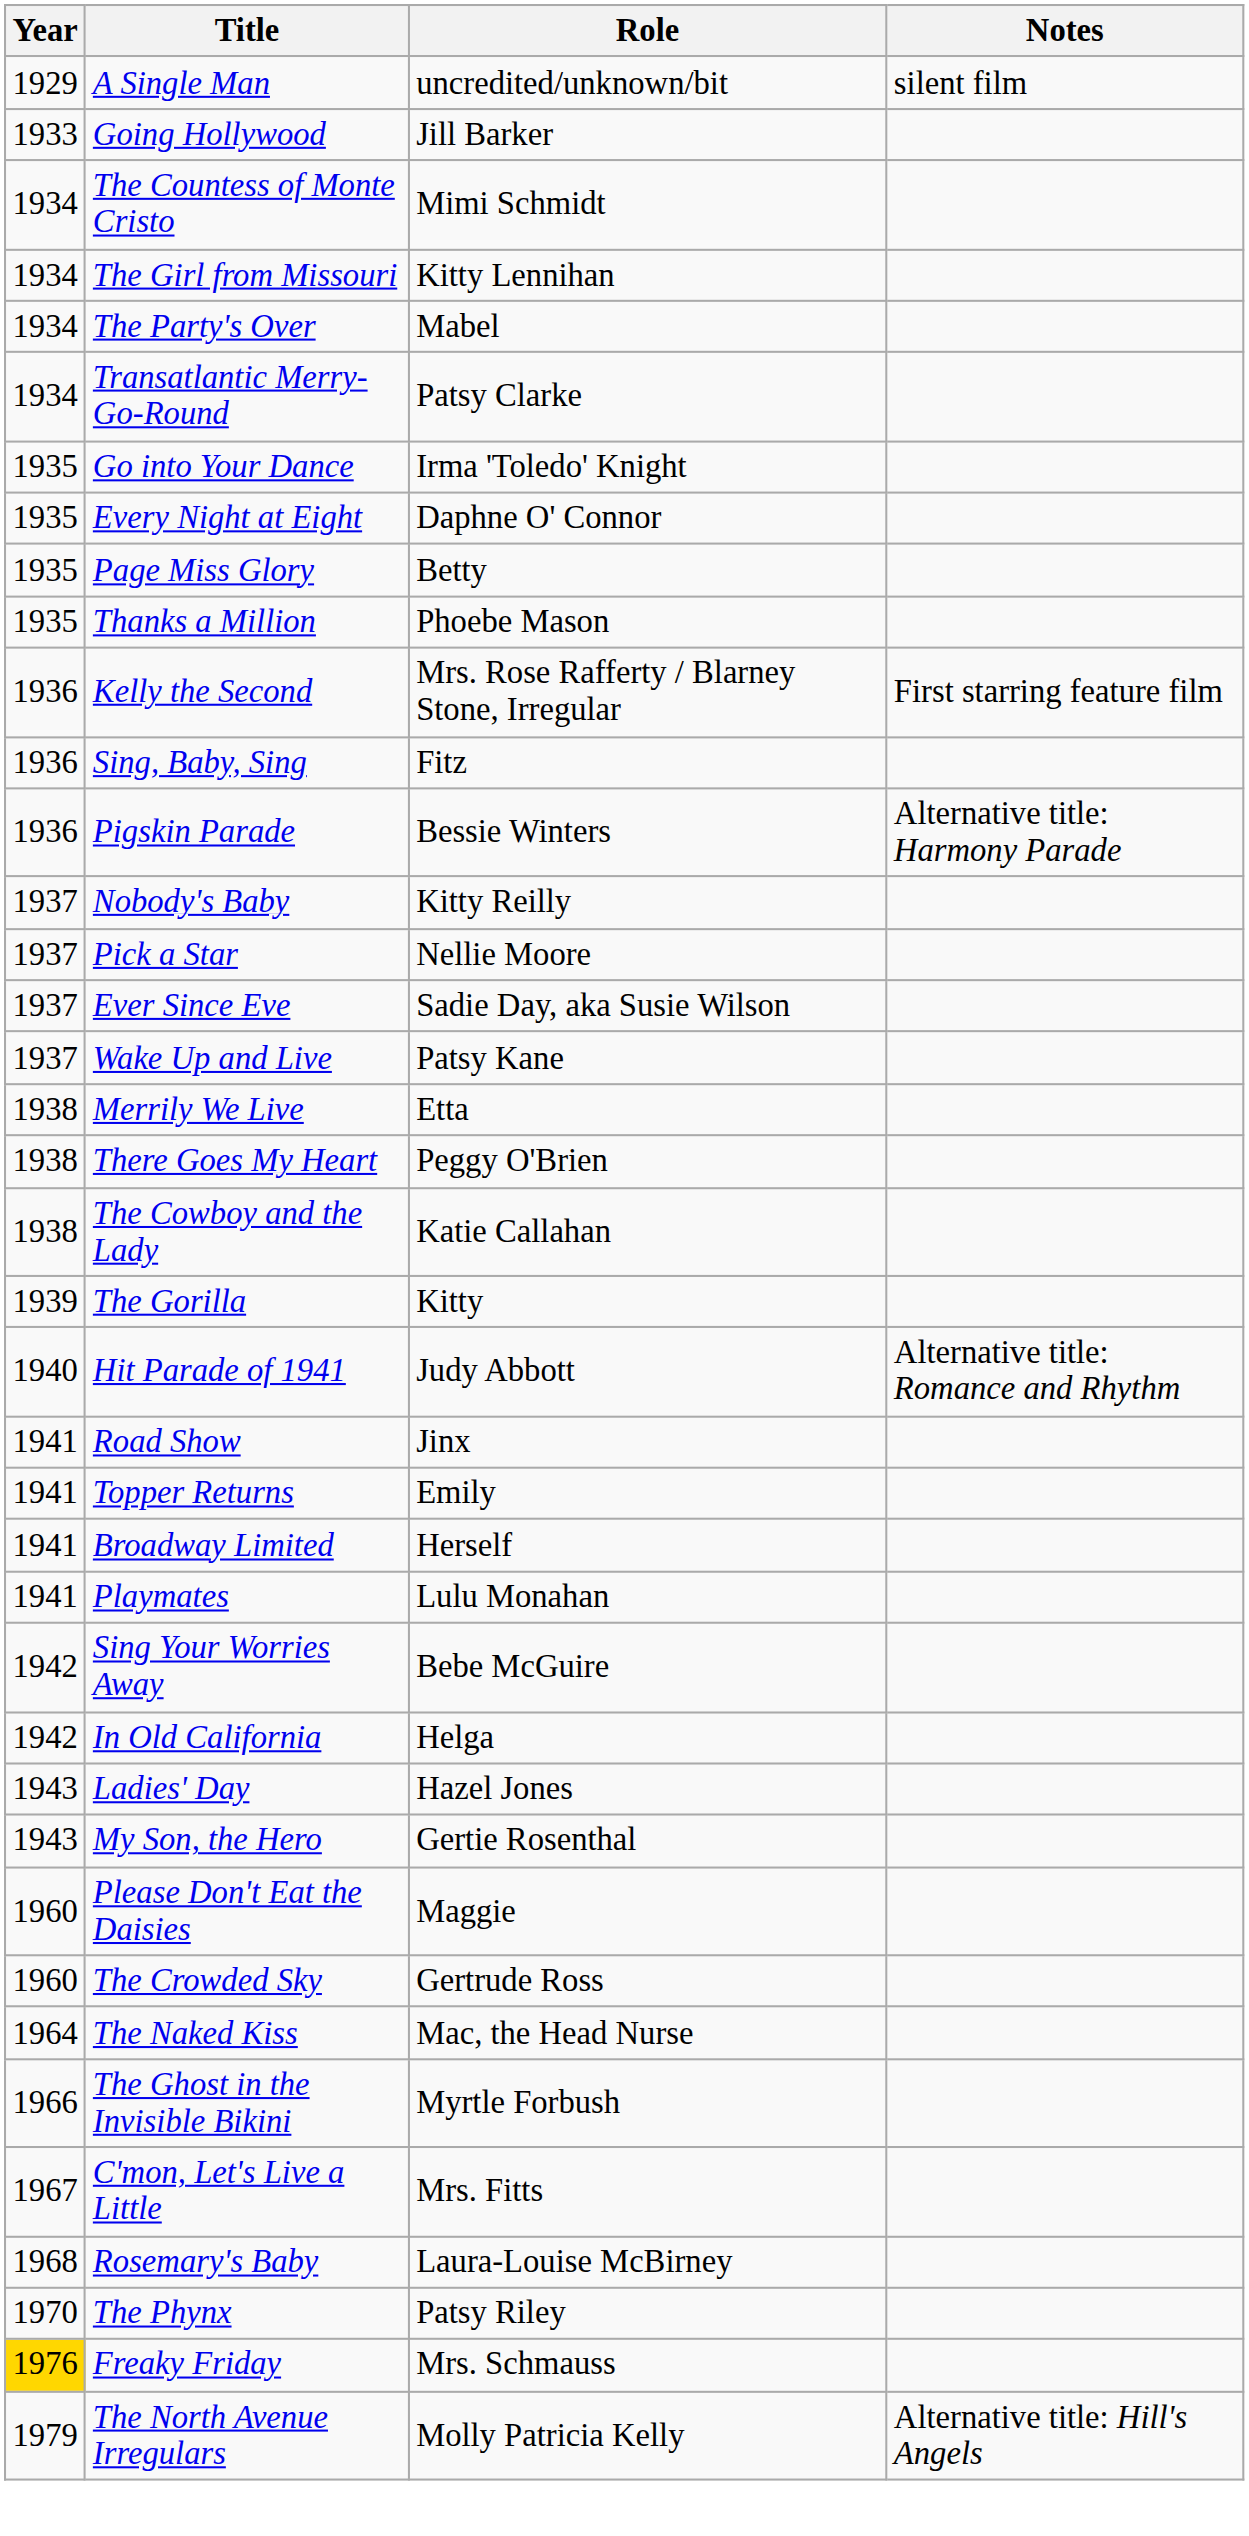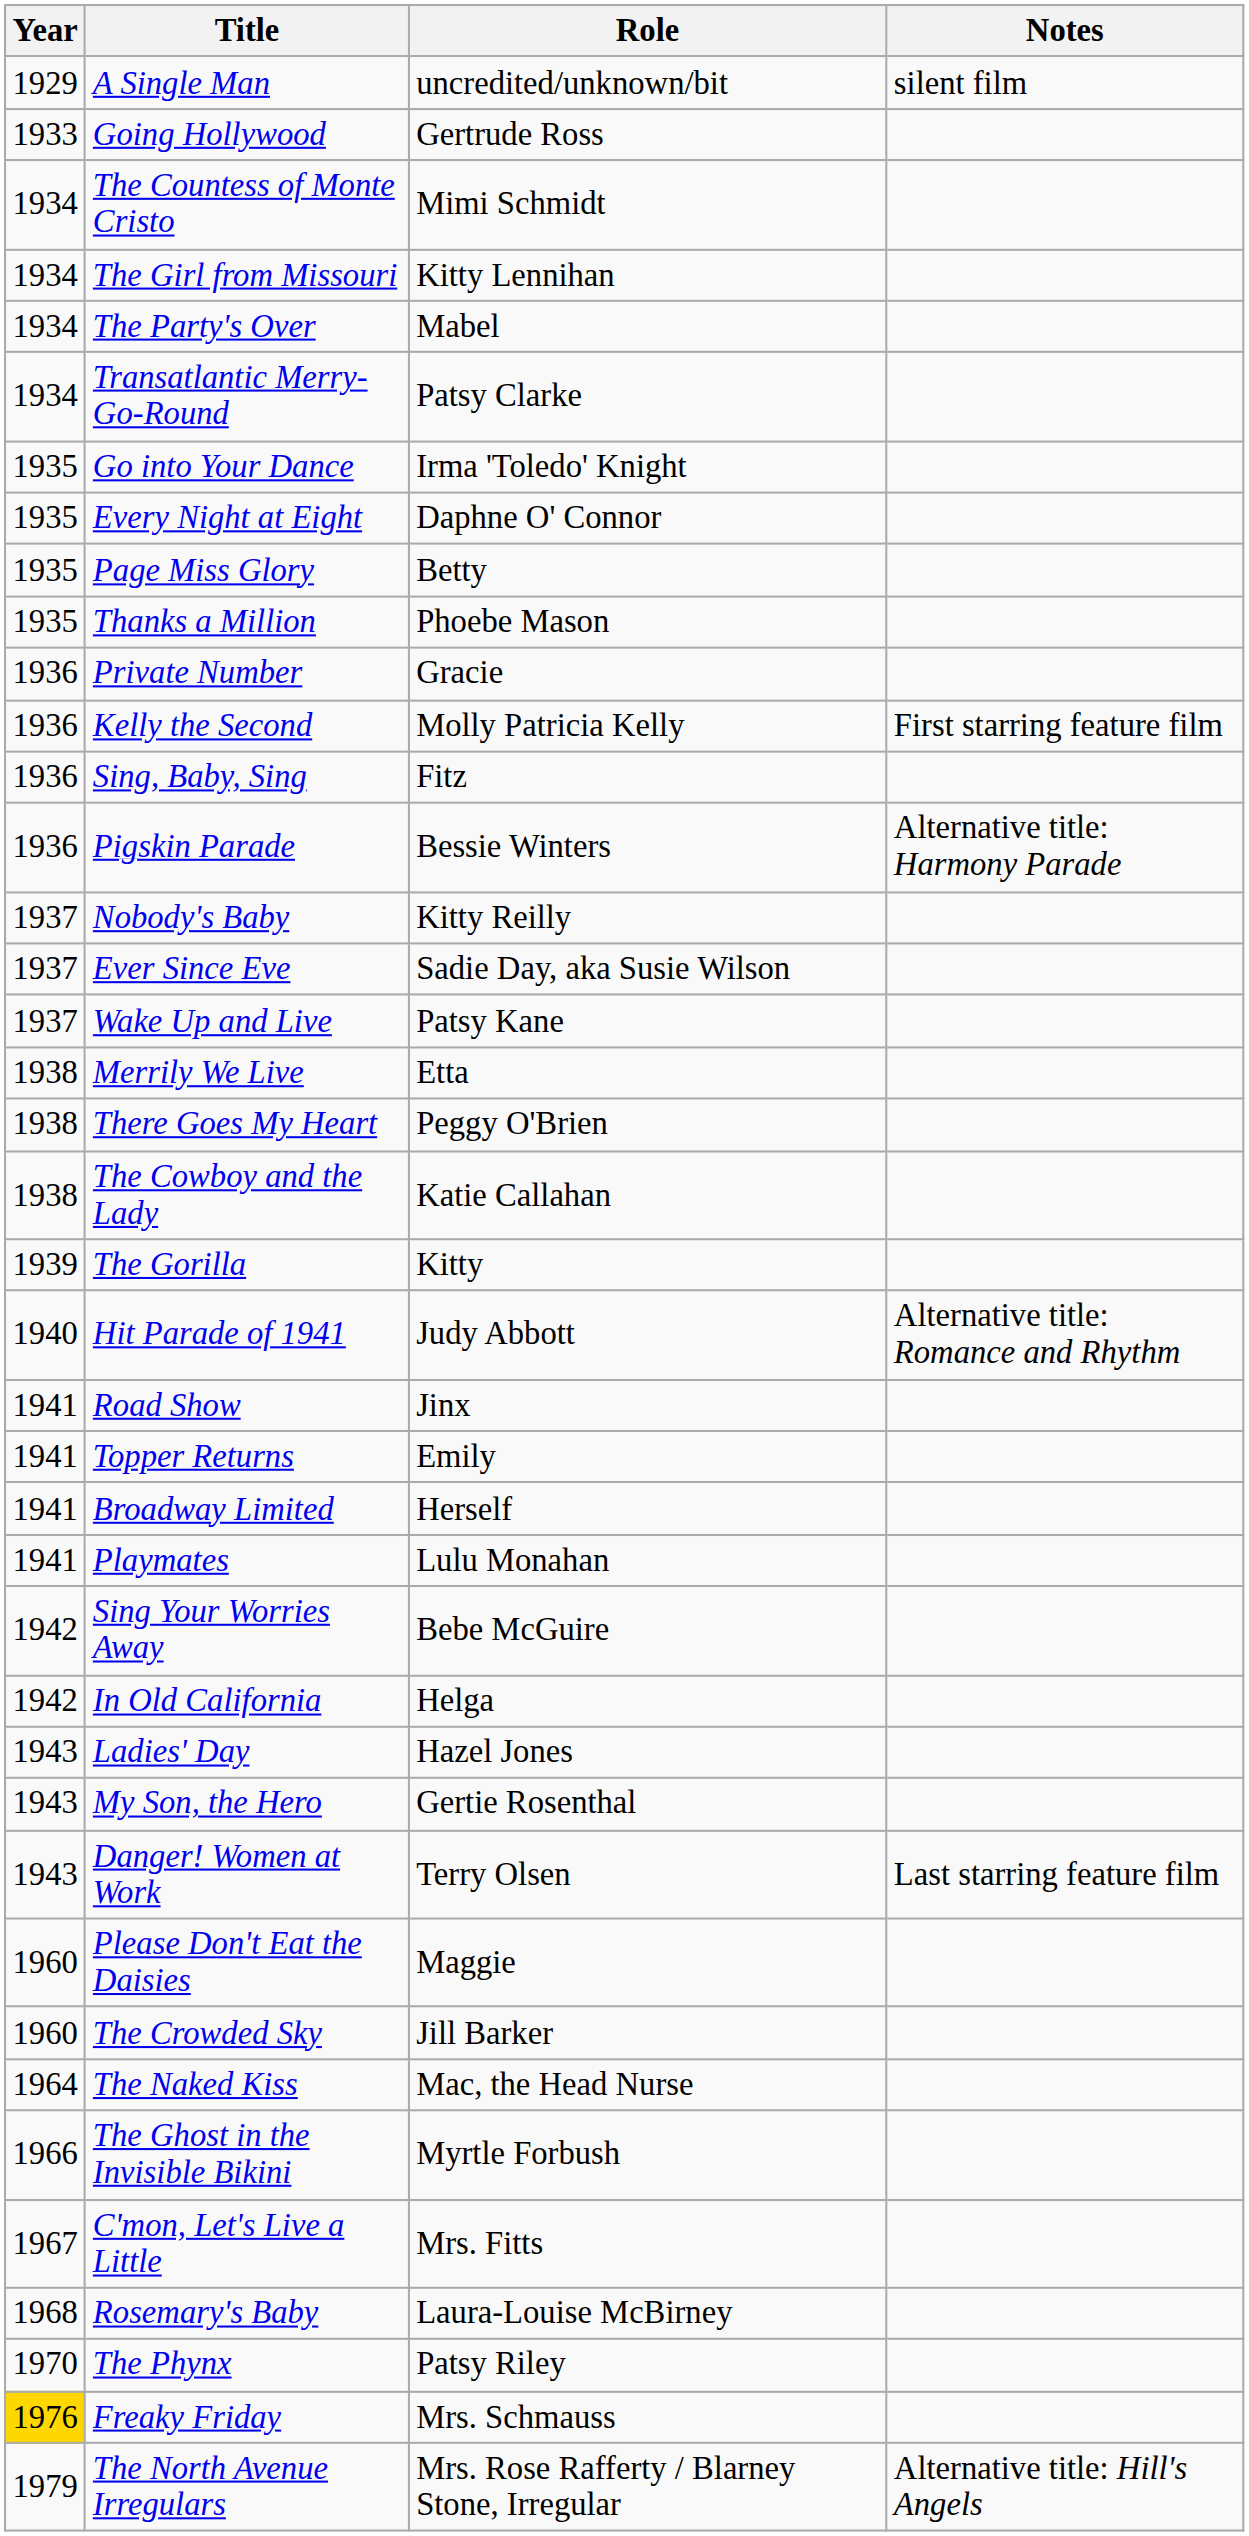(485, 133) Jill Barker -> (510, 133) Gertrude Ross
+ row: (198, 673)
(606, 691) Mrs. Rose Rafferty / Blarney Stone, Irregular -> (550, 725) Molly Patricia Kelly
- row: (165, 953)
+ row: (216, 1873)
(510, 1980) Gertrude Ross -> (485, 2032) Jill Barker
(550, 2434) Molly Patricia Kelly -> (606, 2486) Mrs. Rose Rafferty / Blarney Stone, Irregular
